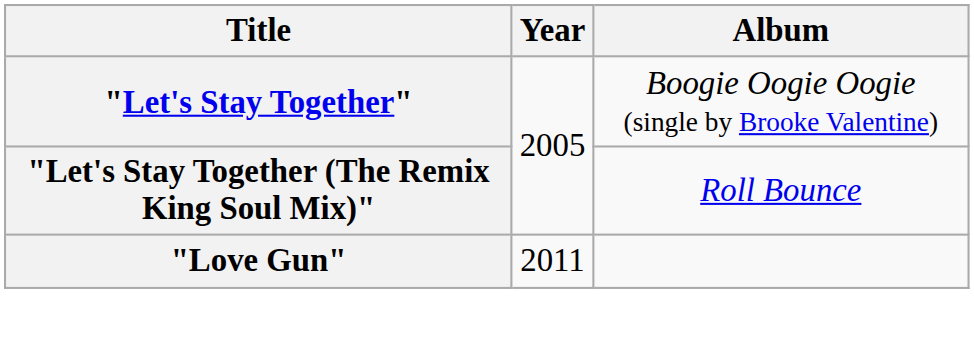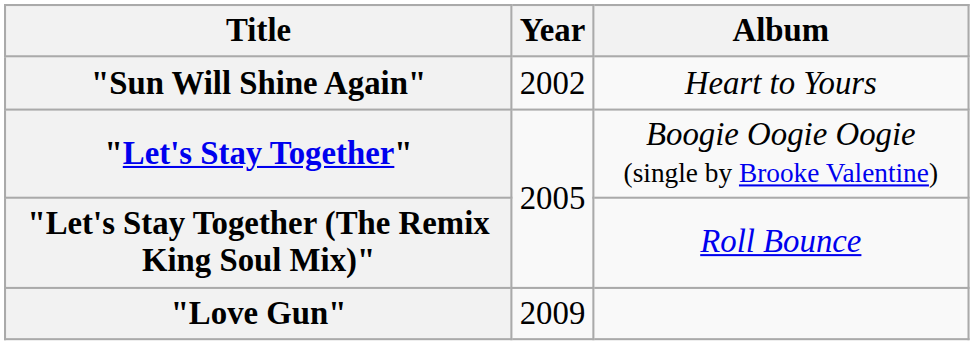+ row: (259, 82)
(553, 260) 2011 -> (553, 312) 2009
